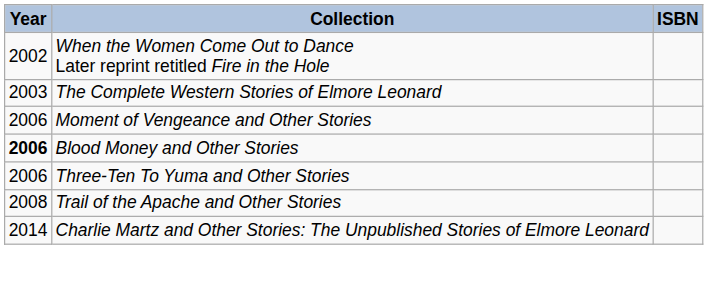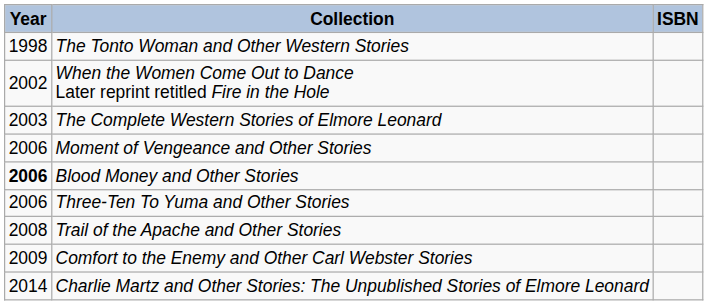+ row: (232, 46)
+ row: (264, 258)
